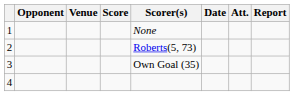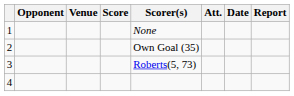columns swapped: (215, 13) <-> (240, 13)
(165, 47) Roberts(5, 73) -> (166, 47) Own Goal (35)
(166, 64) Own Goal (35) -> (165, 64) Roberts(5, 73)
